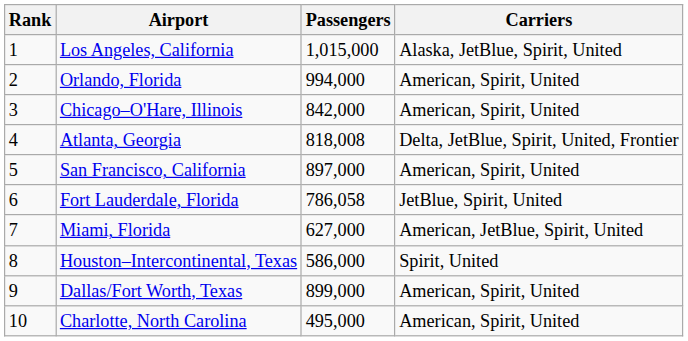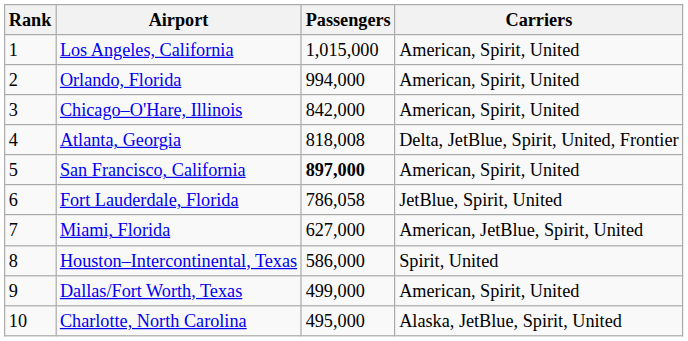(511, 49) Alaska, JetBlue, Spirit, United -> (489, 49) American, Spirit, United
(335, 170) normal -> (335, 170) bold
(335, 290) 899,000 -> (335, 290) 499,000
(489, 320) American, Spirit, United -> (511, 320) Alaska, JetBlue, Spirit, United
